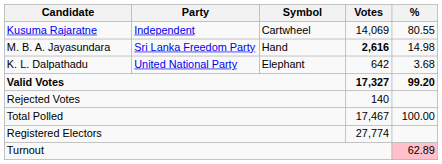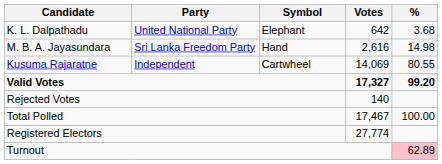rows swapped: (52, 30) <-> (47, 64)
(375, 47) bold -> (375, 47) normal
